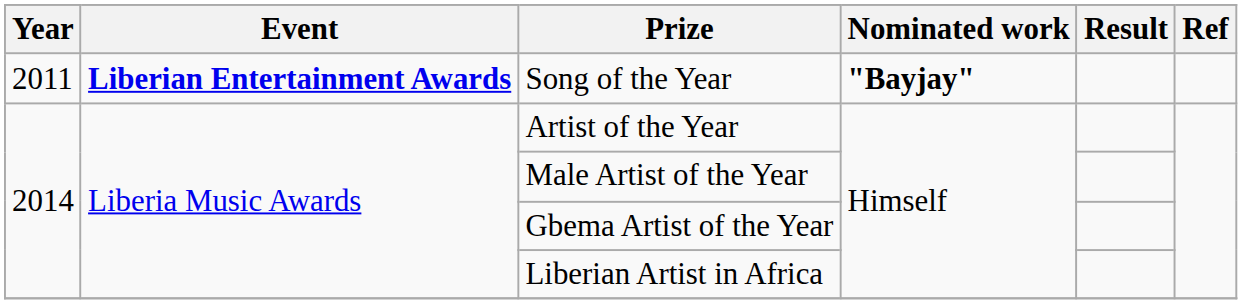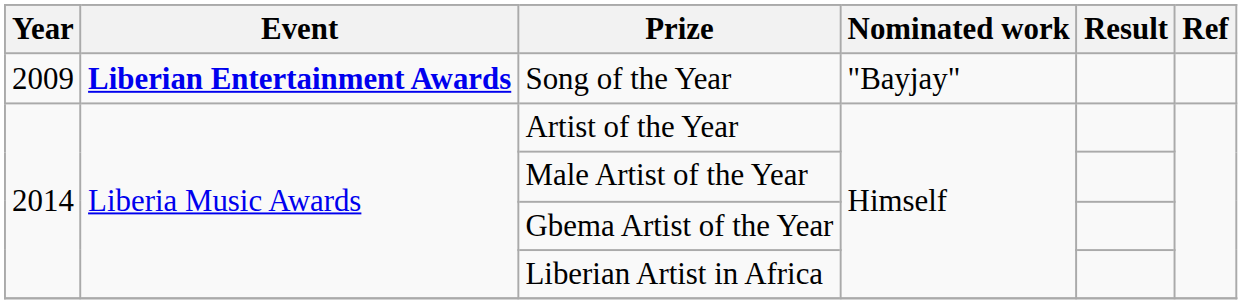(42, 77) 2011 -> (43, 77) 2009
(911, 77) bold -> (904, 77) normal
